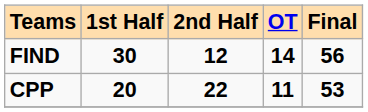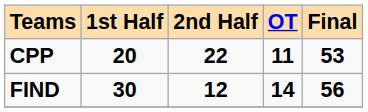rows swapped: (32, 89) <-> (35, 55)
